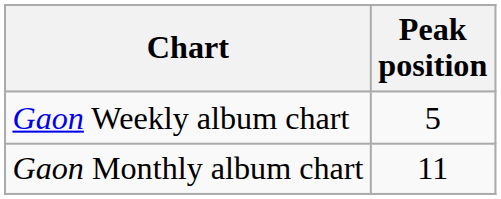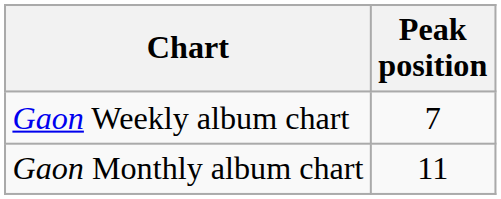(433, 117) 5 -> (433, 117) 7
